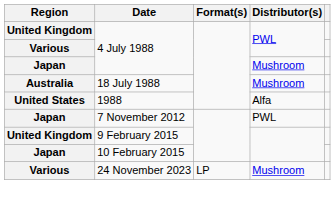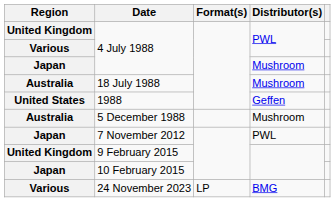(262, 100) Alfa -> (269, 100) Geffen
+ row: (50, 118)
(278, 170) Mushroom -> (265, 188) BMG
